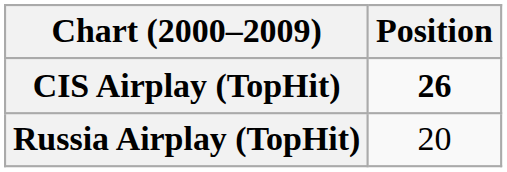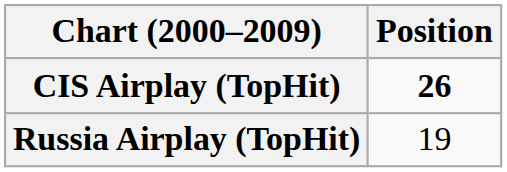(434, 138) 20 -> (434, 138) 19
